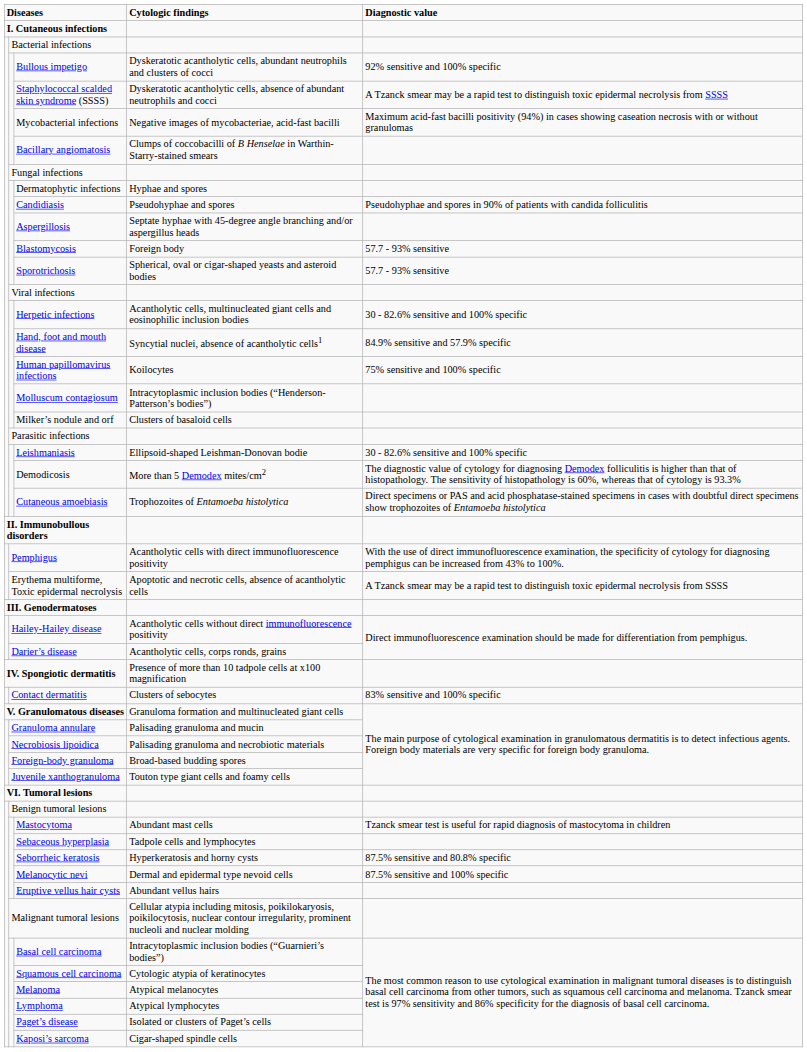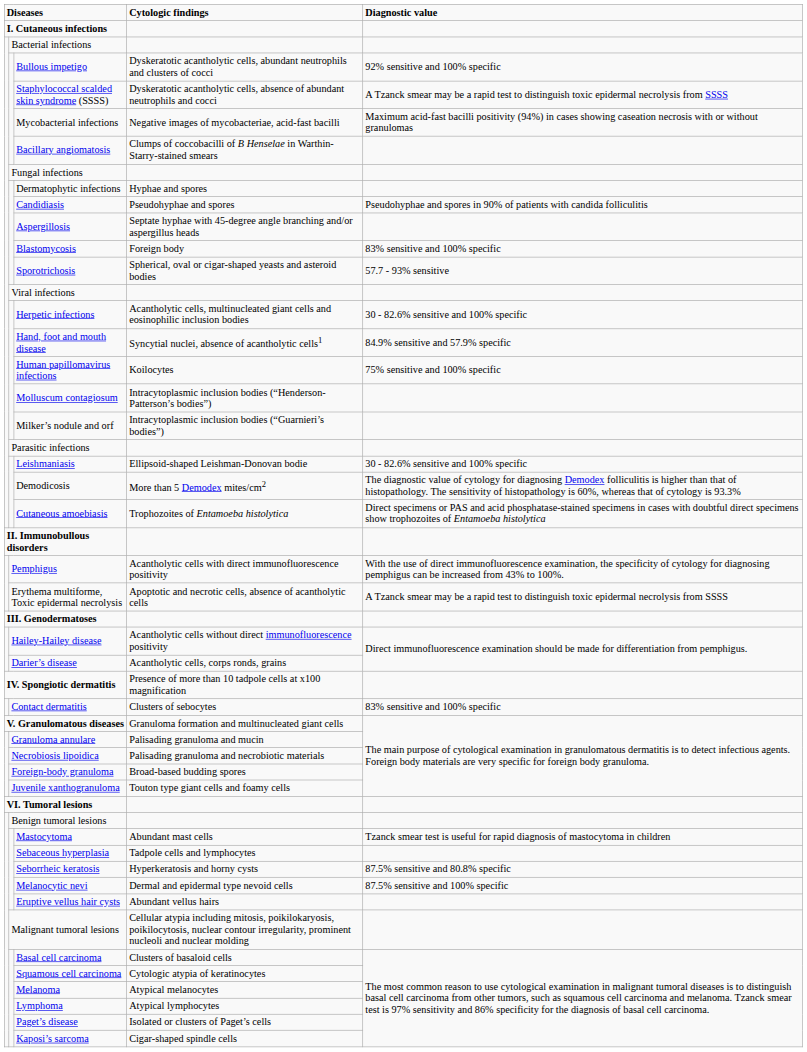(407, 248) 57.7 - 93% sensitive -> (433, 248) 83% sensitive and 100% specific
(181, 420) Clusters of basaloid cells -> (227, 425) Intracytoplasmic inclusion bodies (“Guarnieri’s bodies”)
(227, 951) Intracytoplasmic inclusion bodies (“Guarnieri’s bodies”) -> (181, 957) Clusters of basaloid cells
